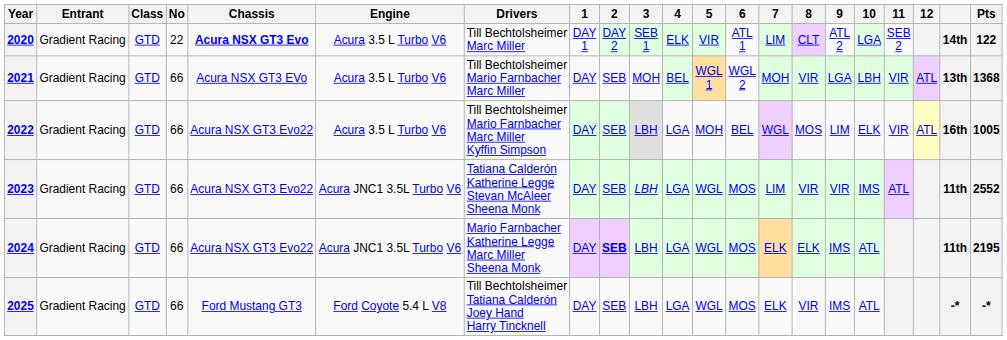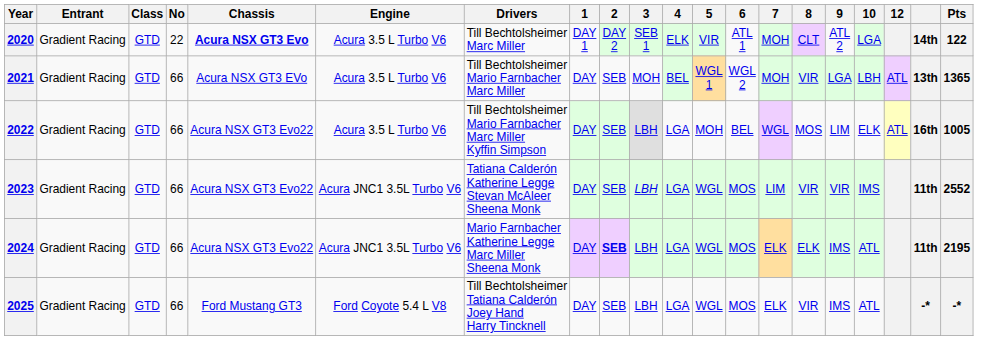- column: (899, 14)
(775, 40) LIM -> (775, 40) MOH
(986, 79) 1368 -> (957, 79) 1365
